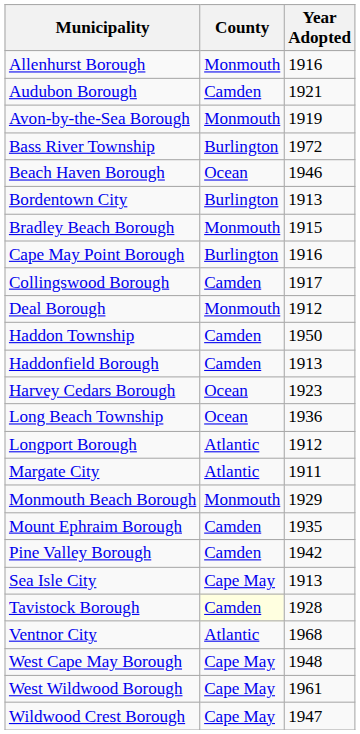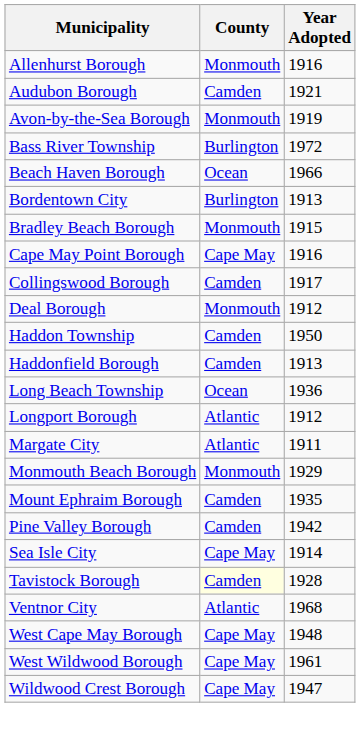(305, 173) 1946 -> (305, 173) 1966
(241, 254) Burlington -> (240, 254) Cape May
- row: (92, 390)
(305, 580) 1913 -> (305, 553) 1914
